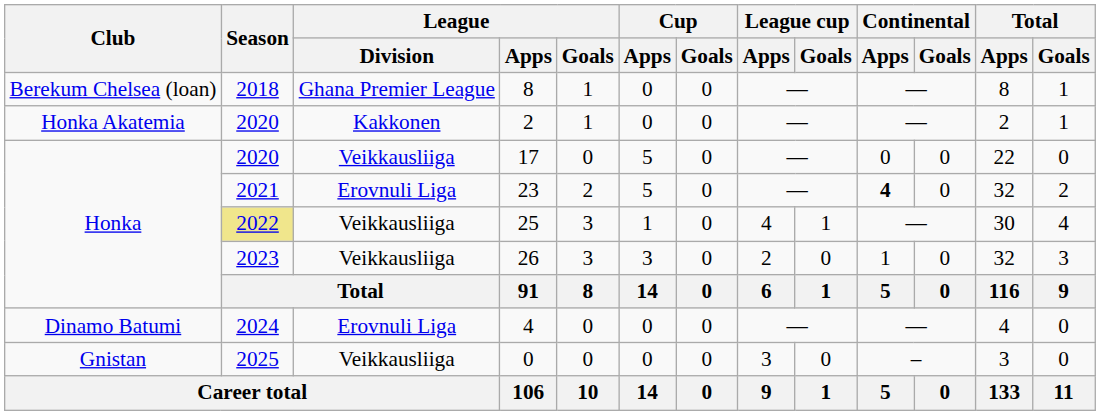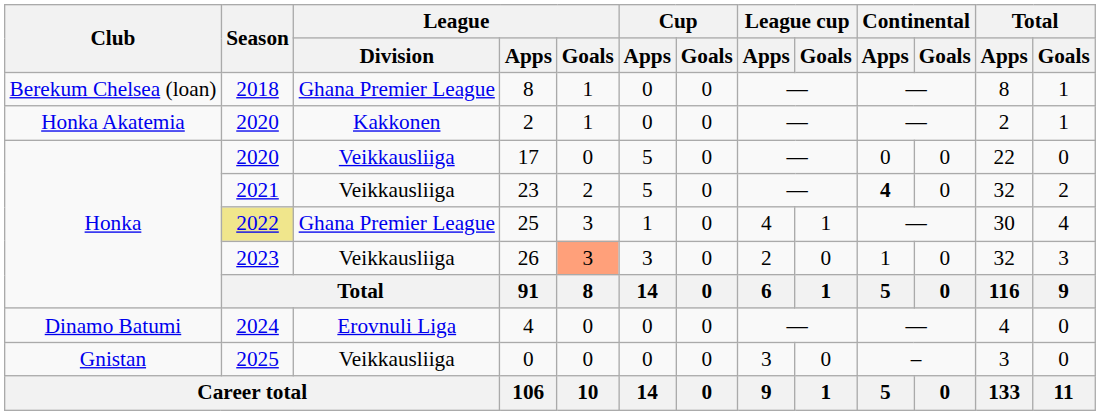(397, 190) Erovnuli Liga -> (397, 190) Veikkausliiga
(397, 223) Veikkausliiga -> (397, 223) Ghana Premier League
(588, 257) no background -> (588, 257) lightsalmon background
